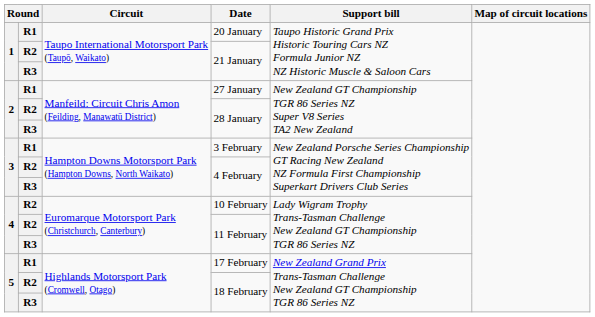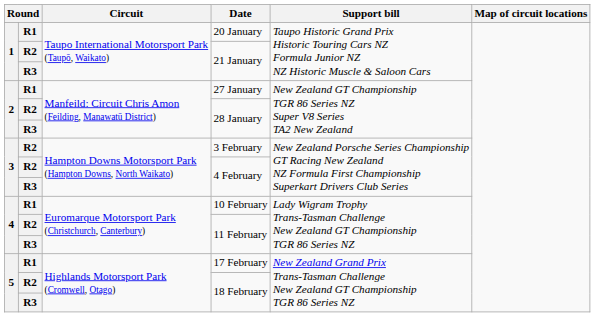(30, 147) R1 -> (30, 147) R2
(30, 204) R2 -> (30, 204) R1
